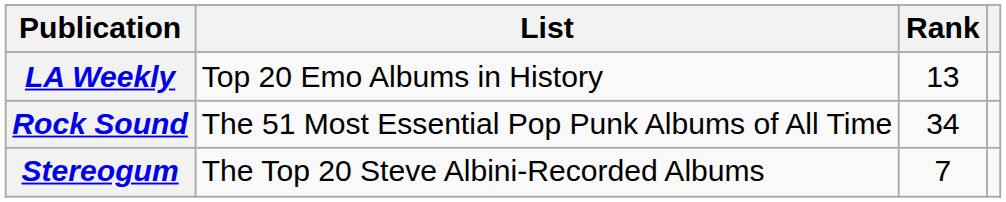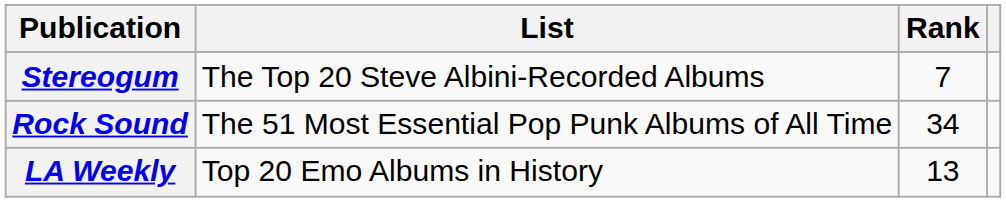rows swapped: (100, 76) <-> (100, 171)
